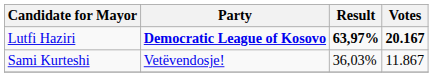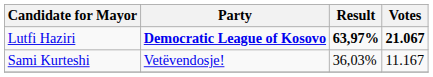(405, 38) 20.167 -> (405, 38) 21.067
(405, 60) 11.867 -> (405, 60) 11.167
